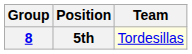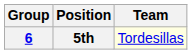(29, 38) 8 -> (29, 38) 6
